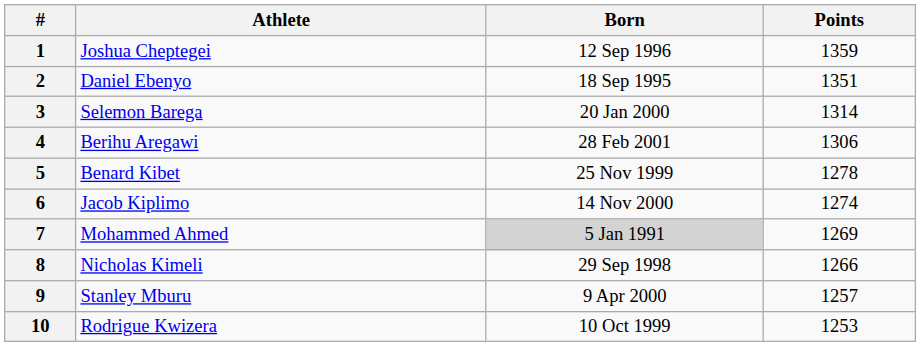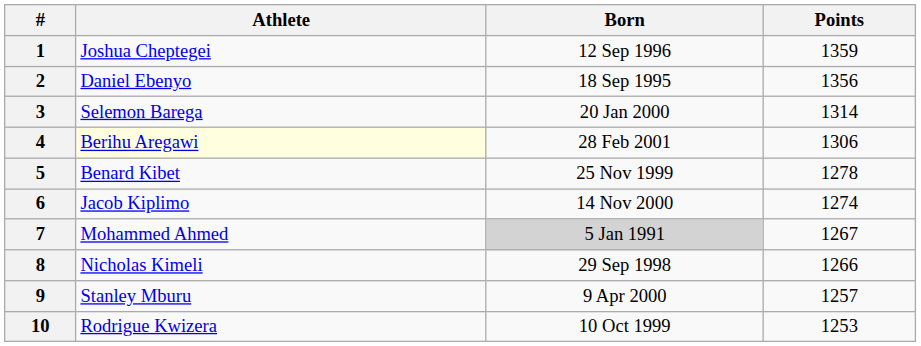(839, 81) 1351 -> (839, 81) 1356
(139, 142) no background -> (139, 142) lightyellow background
(839, 234) 1269 -> (839, 234) 1267
